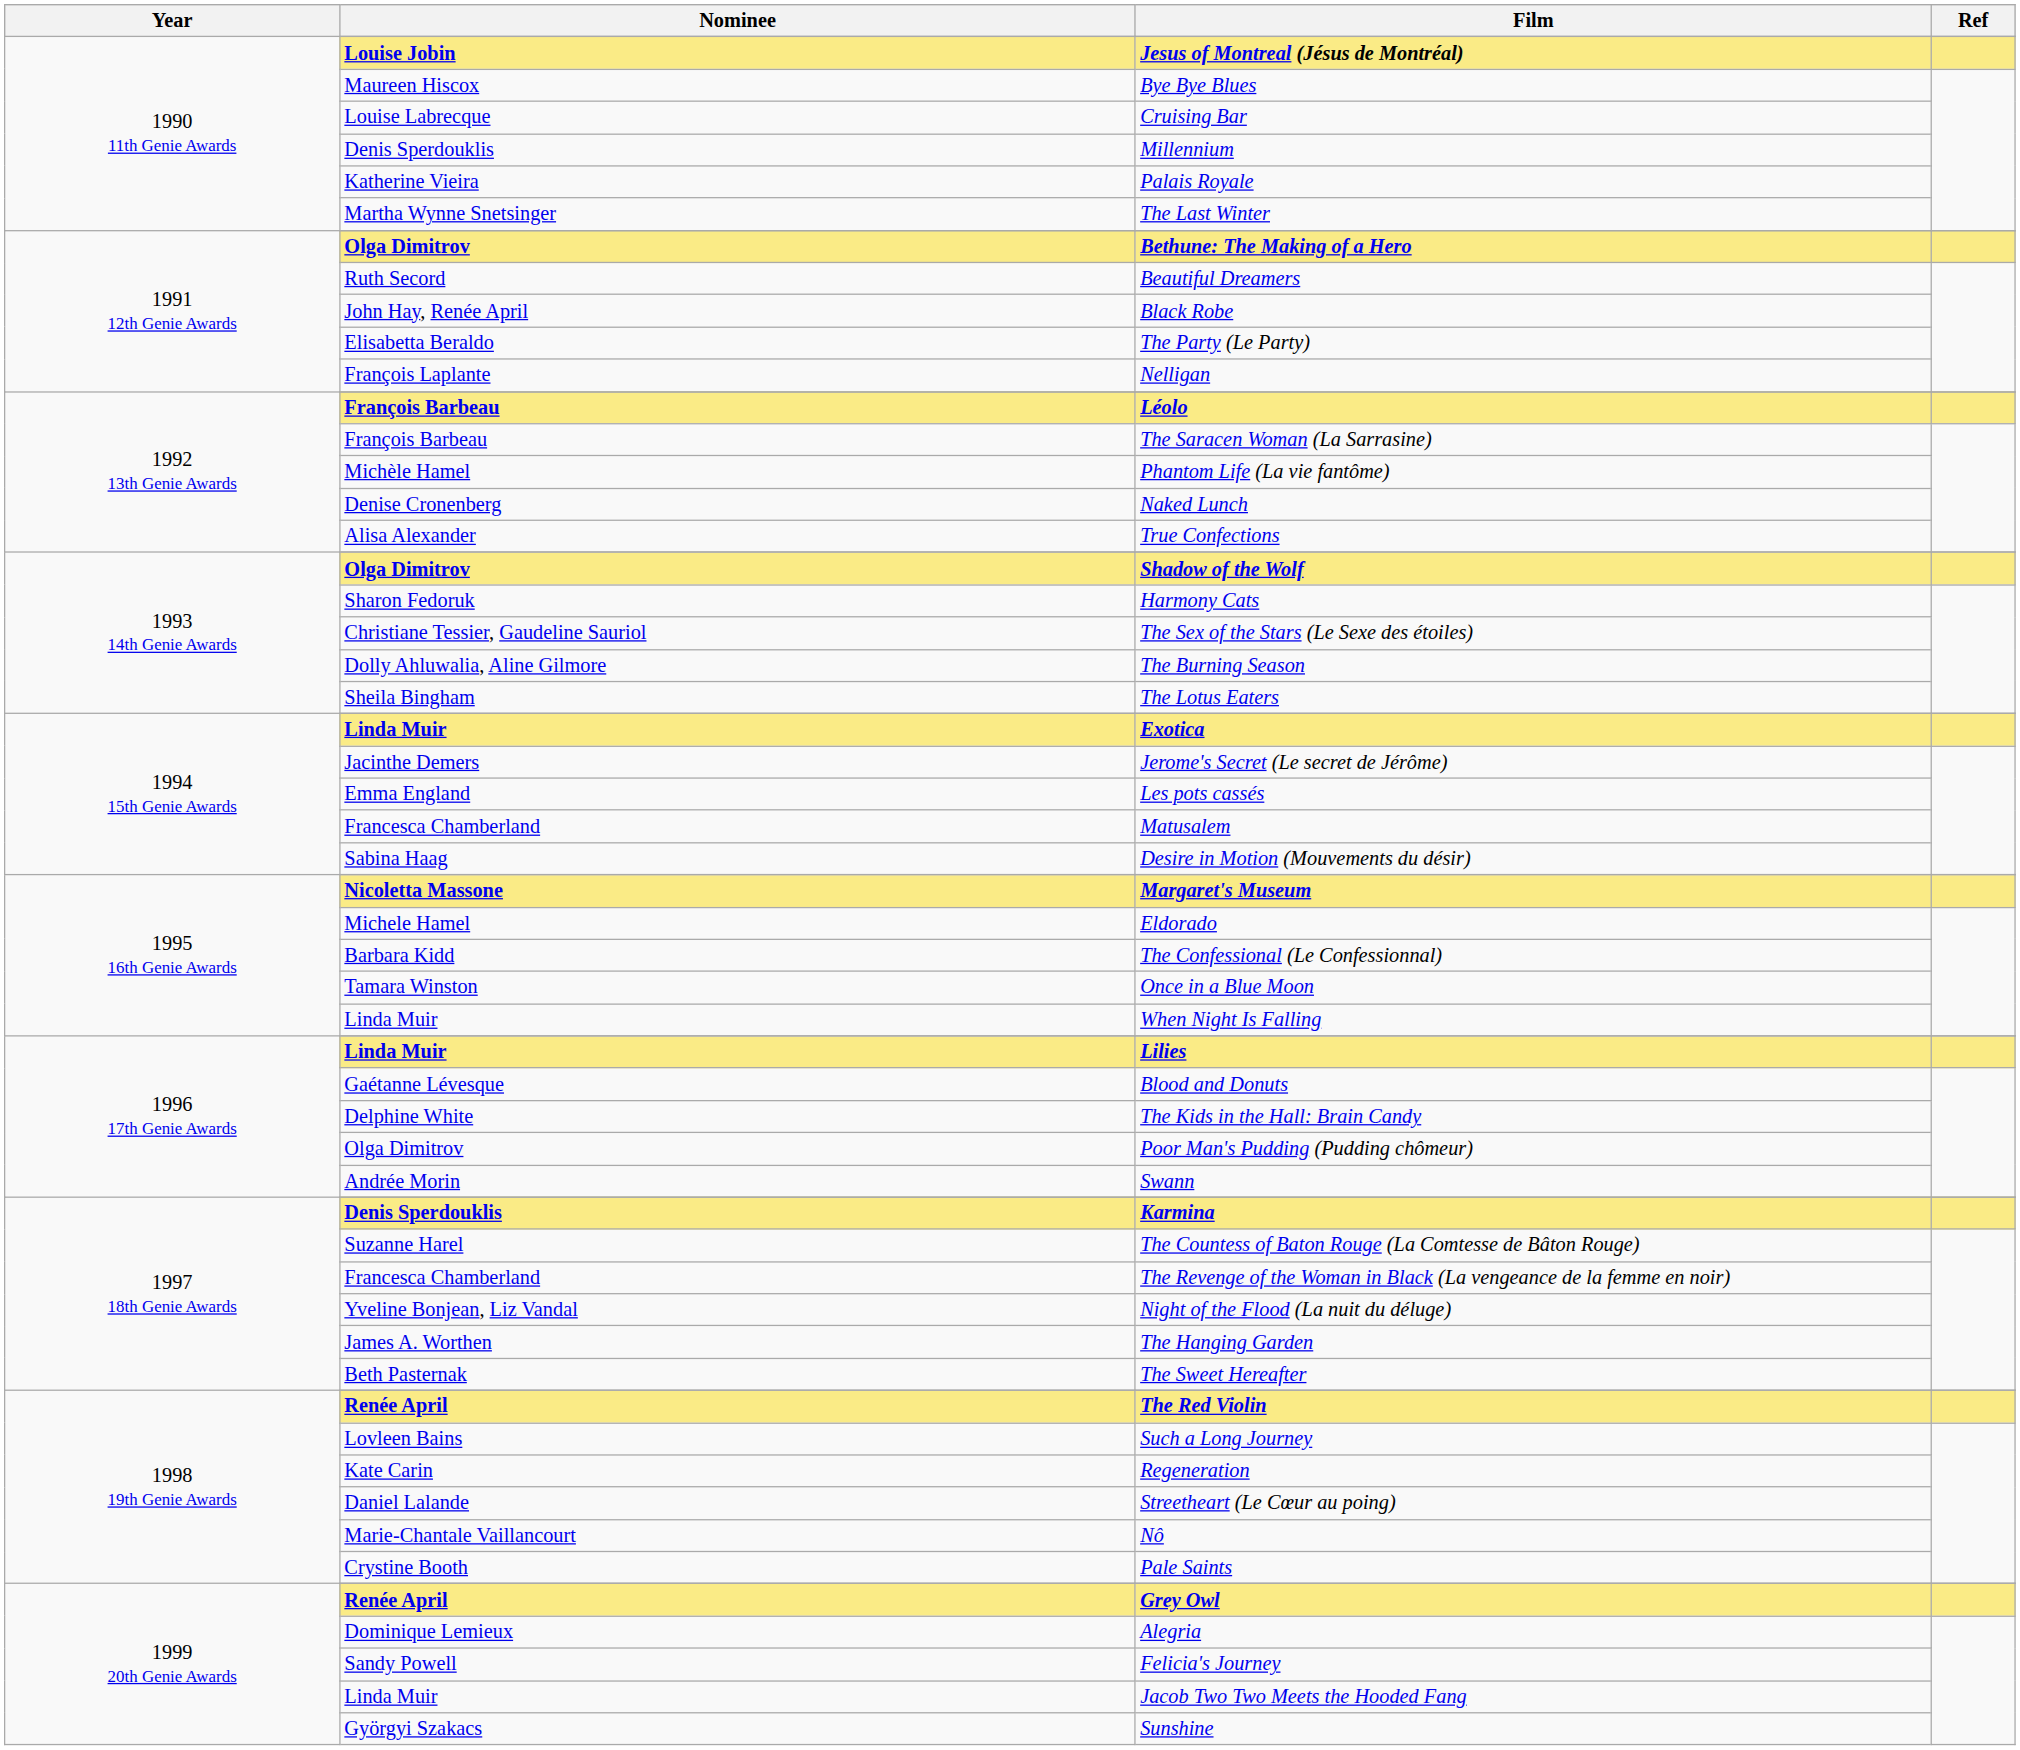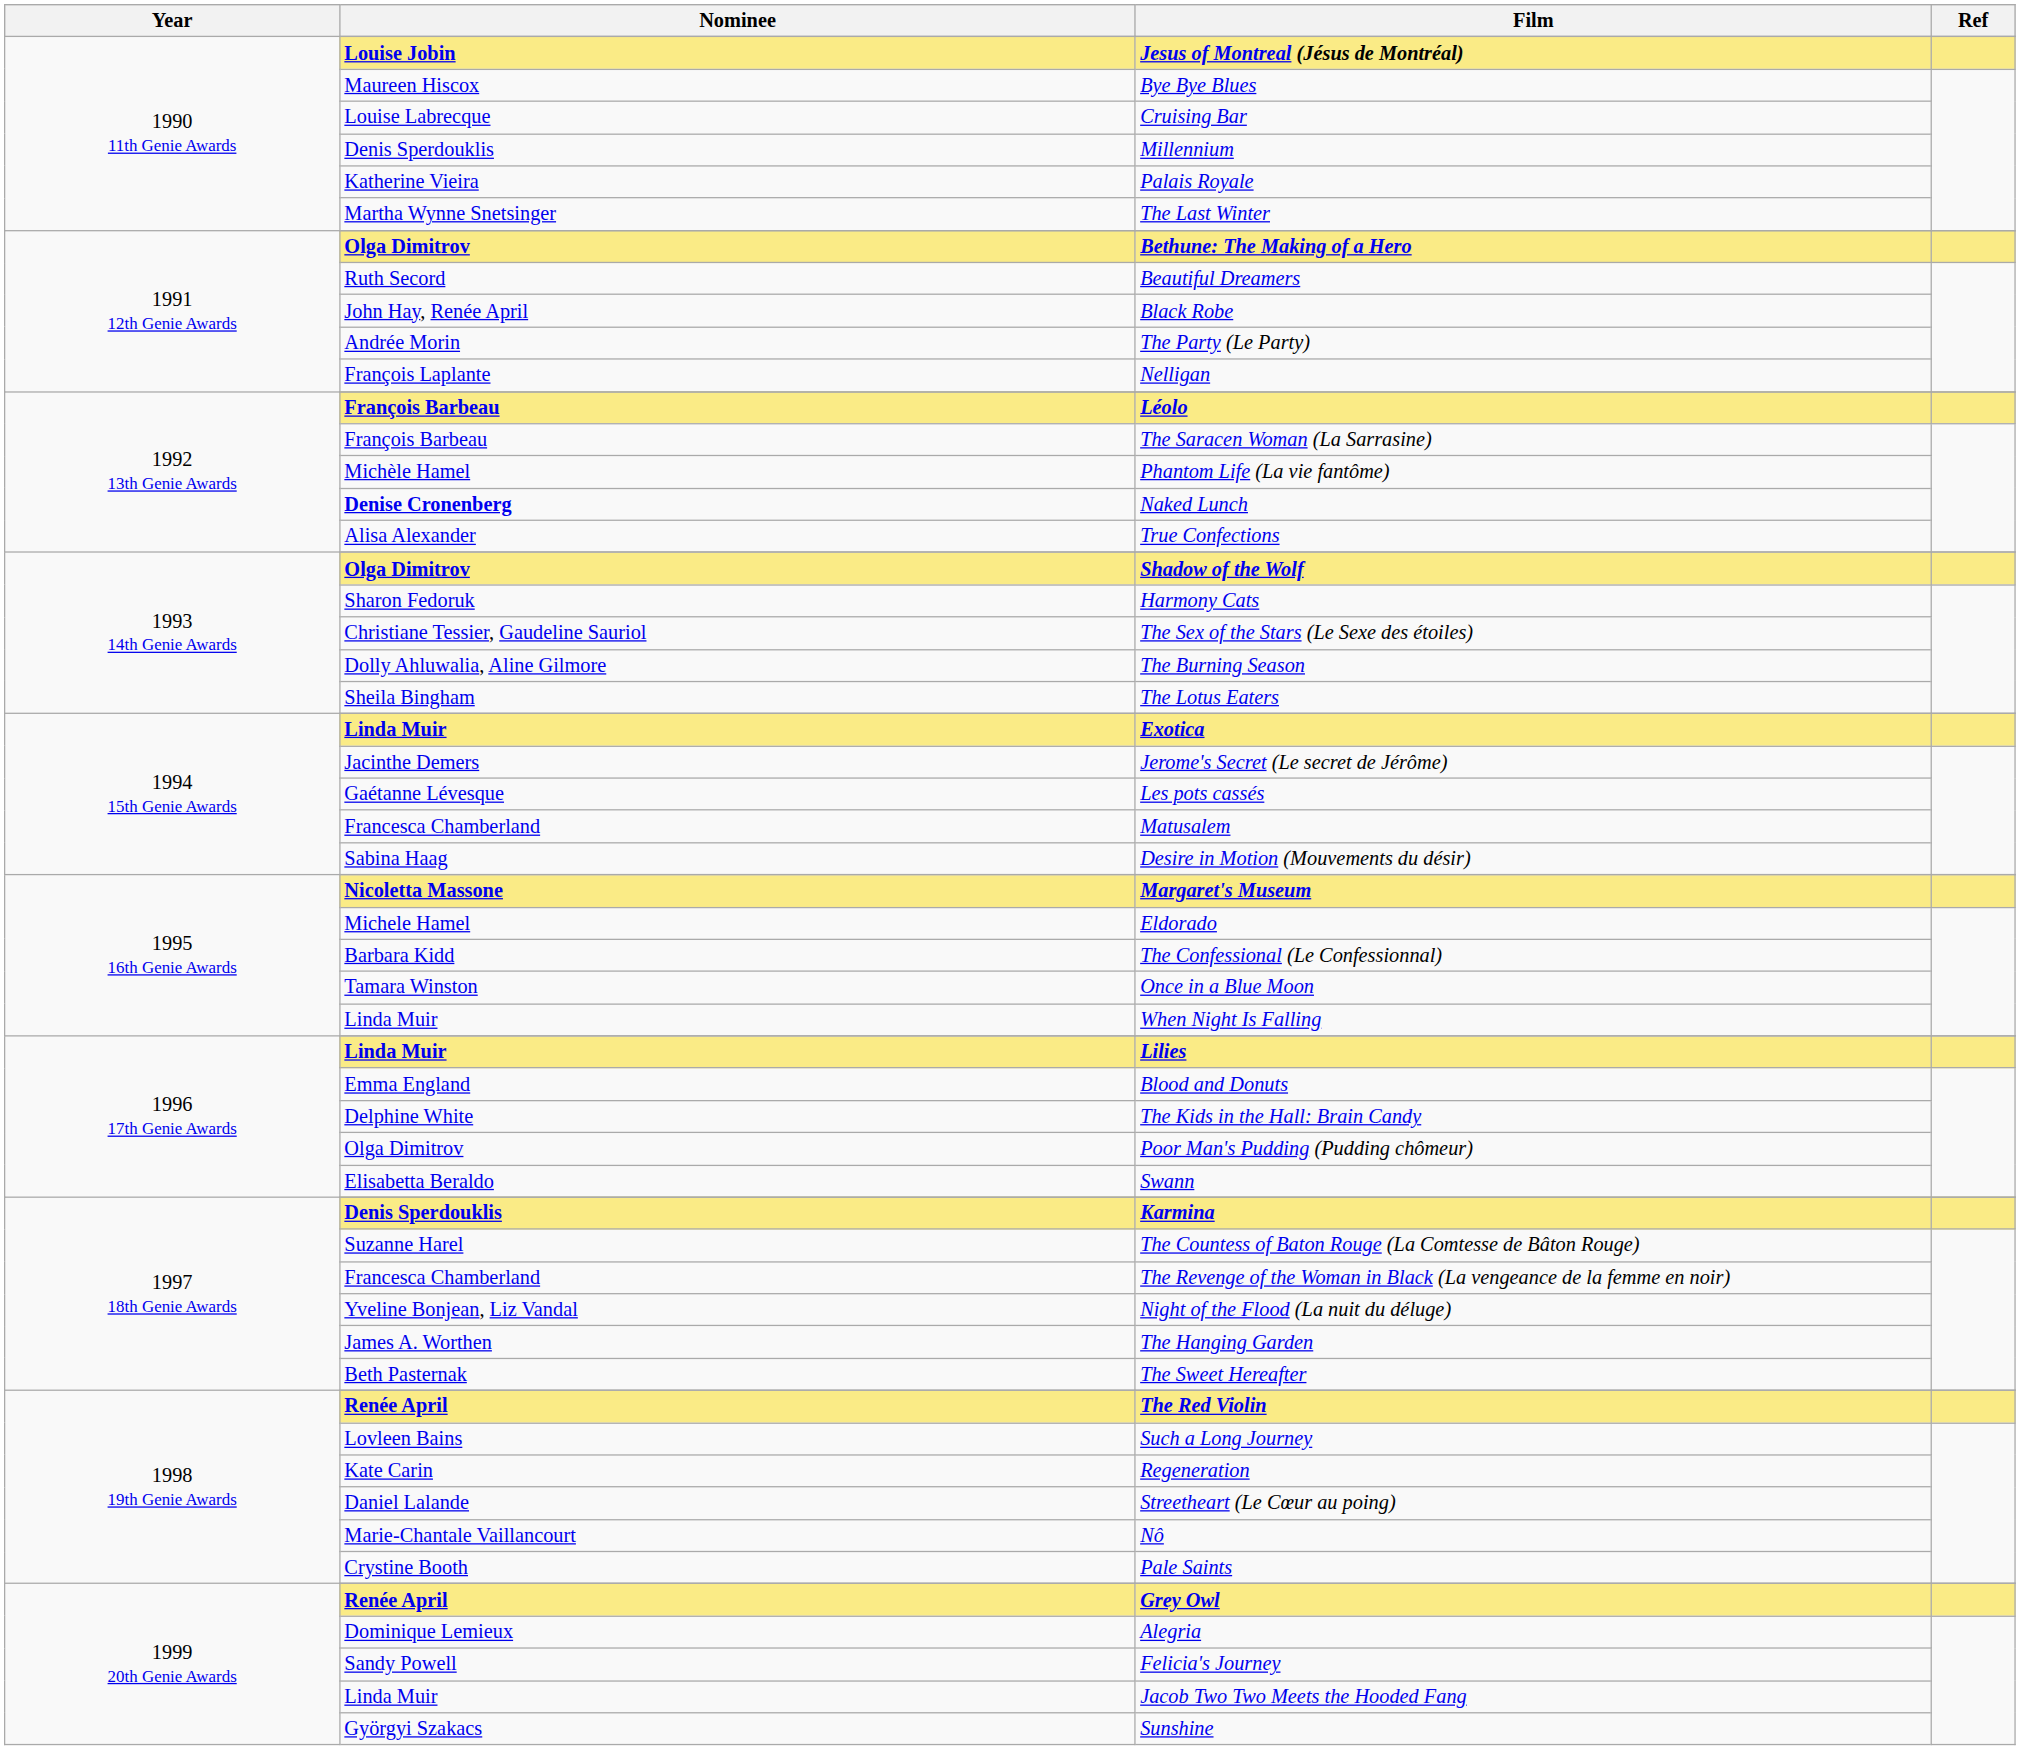(419, 342) Elisabetta Beraldo -> (402, 342) Andrée Morin
(423, 504) normal -> (428, 504) bold
(407, 794) Emma England -> (424, 794) Gaétanne Lévesque
(424, 1084) Gaétanne Lévesque -> (407, 1084) Emma England
(402, 1180) Andrée Morin -> (419, 1180) Elisabetta Beraldo
